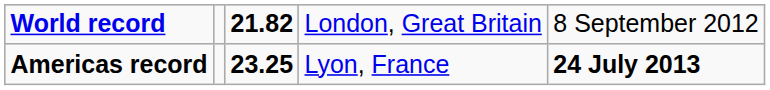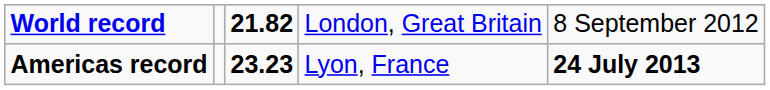(262, 63) 23.25 -> (262, 63) 23.23
